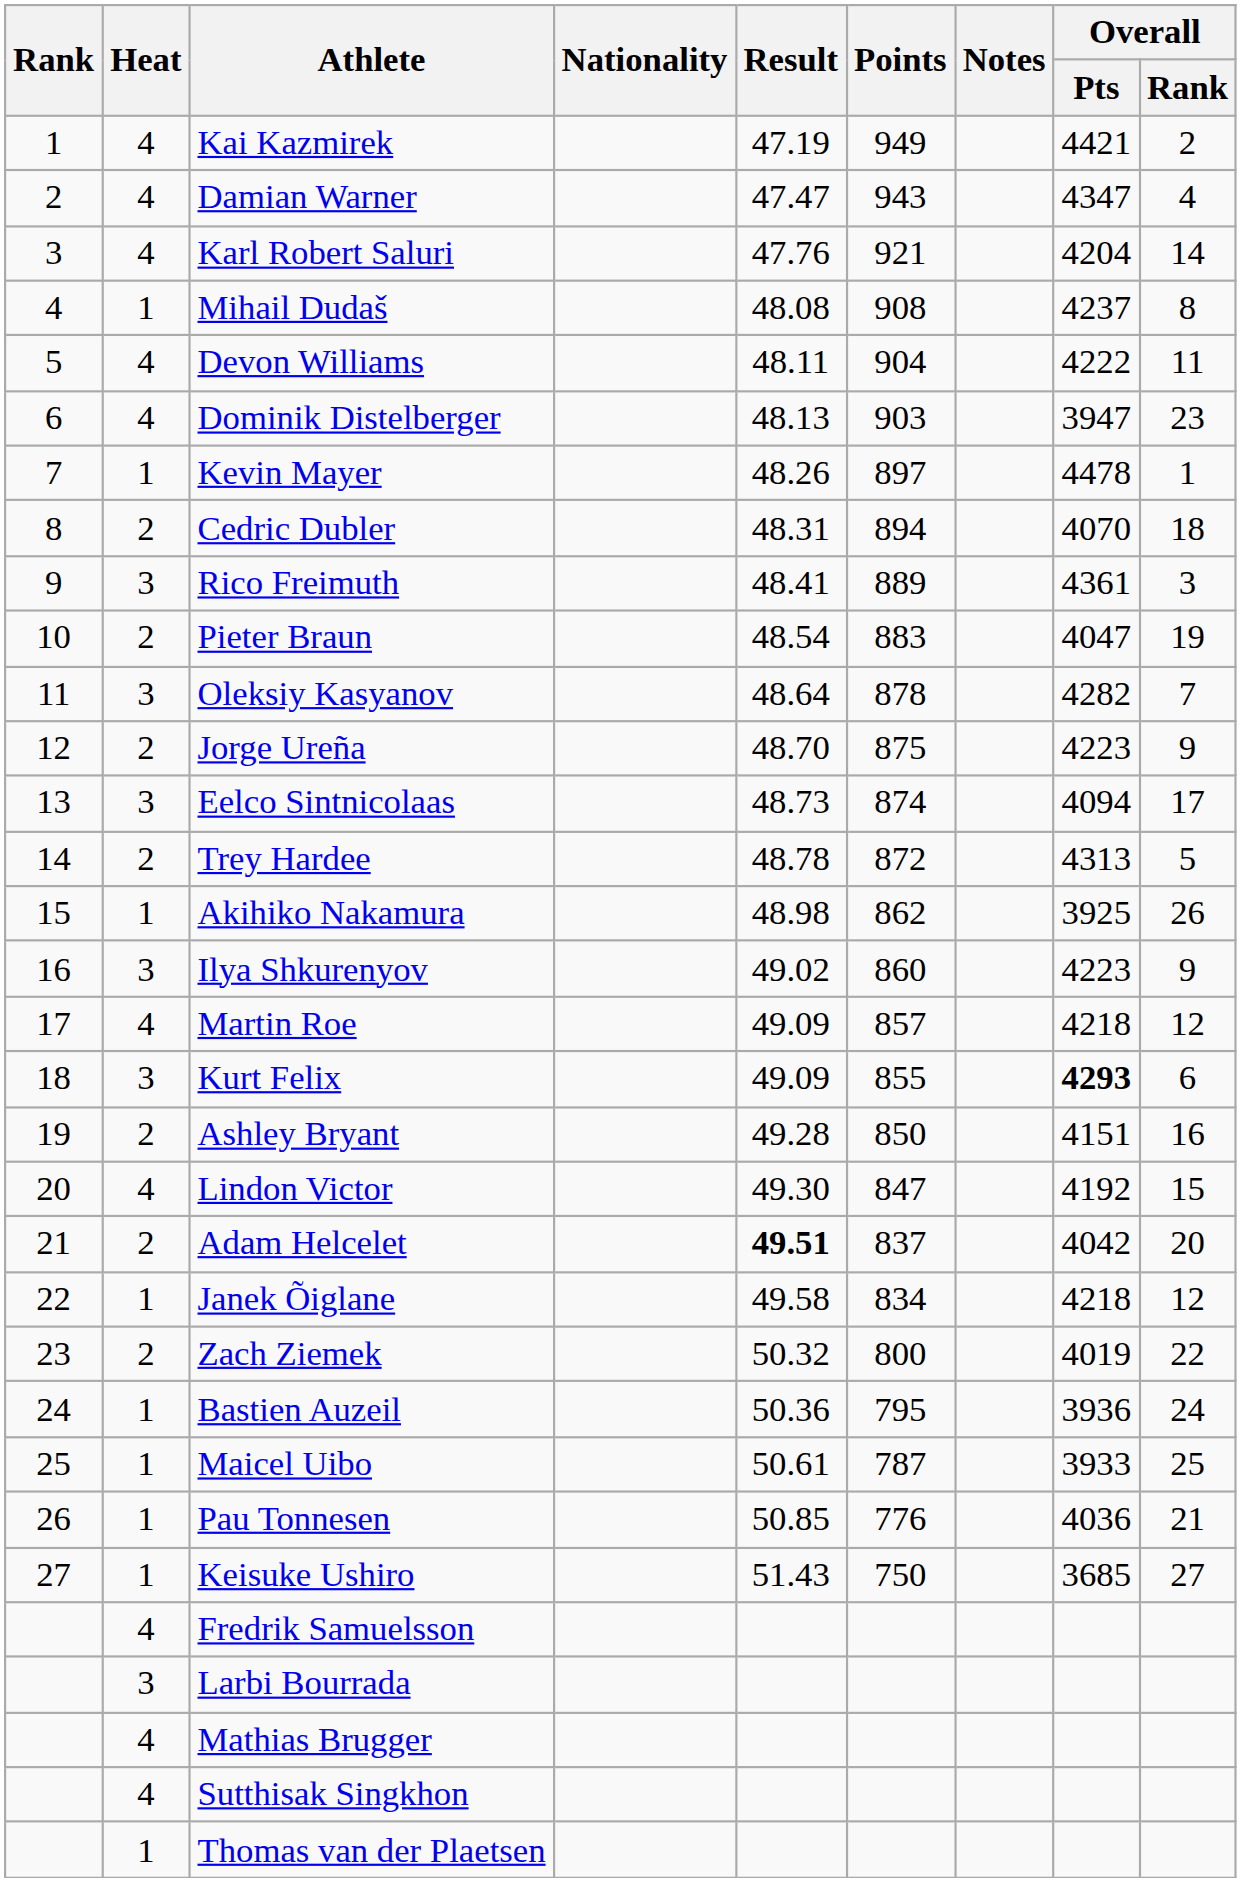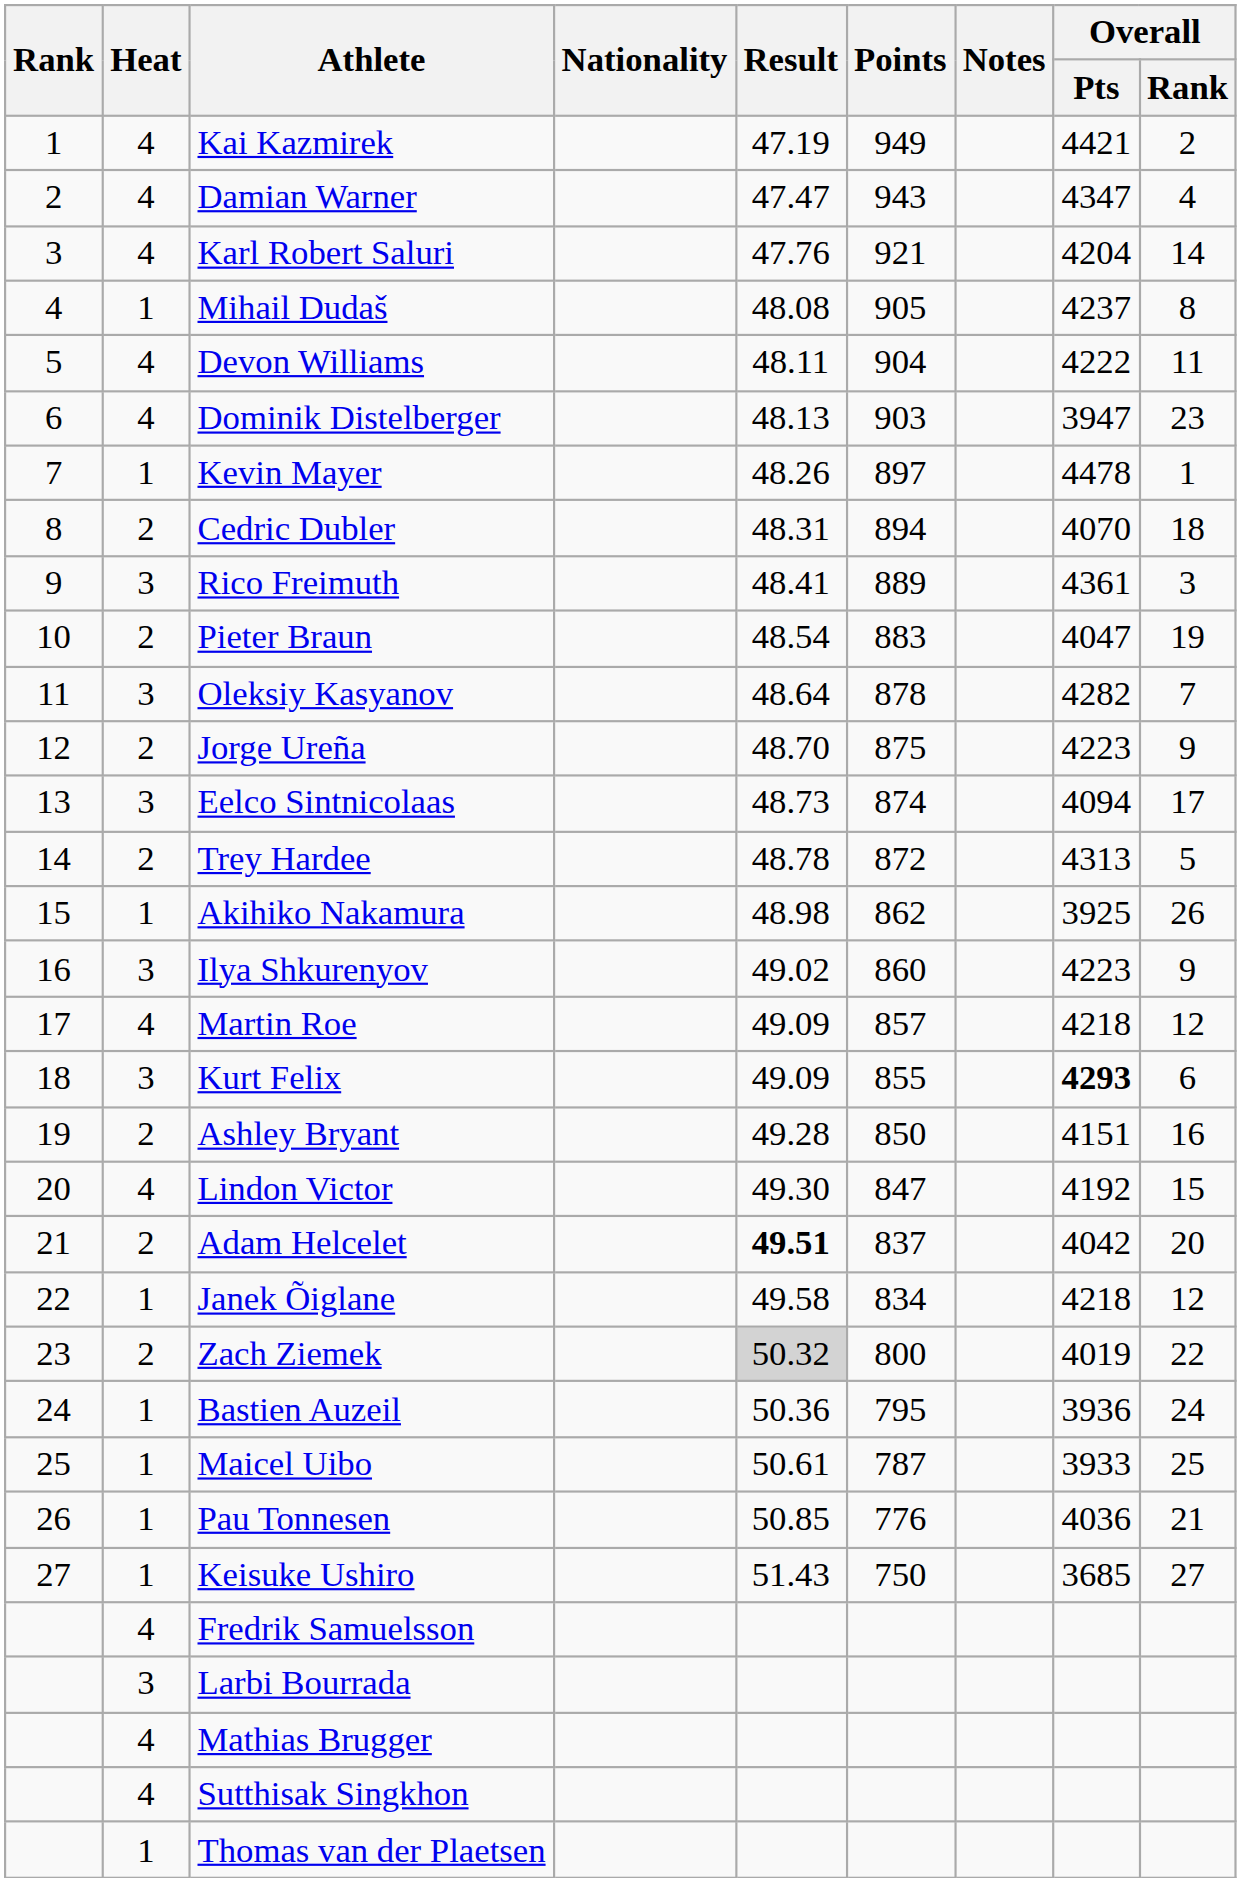(900, 307) 908 -> (900, 307) 905
(791, 1353) no background -> (791, 1353) lightgrey background
